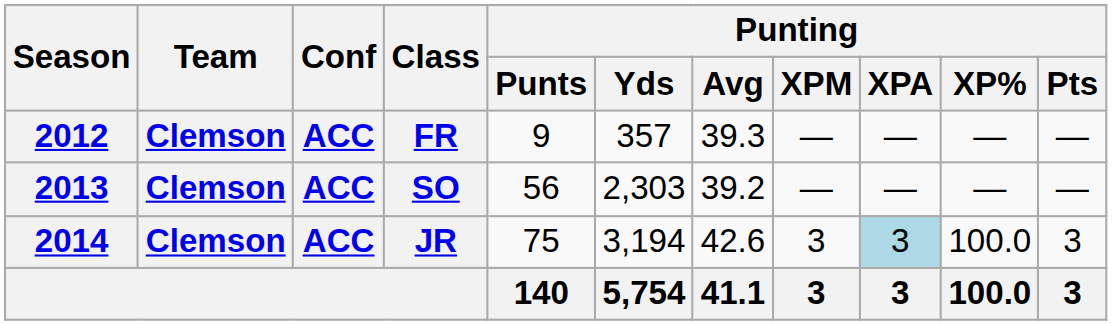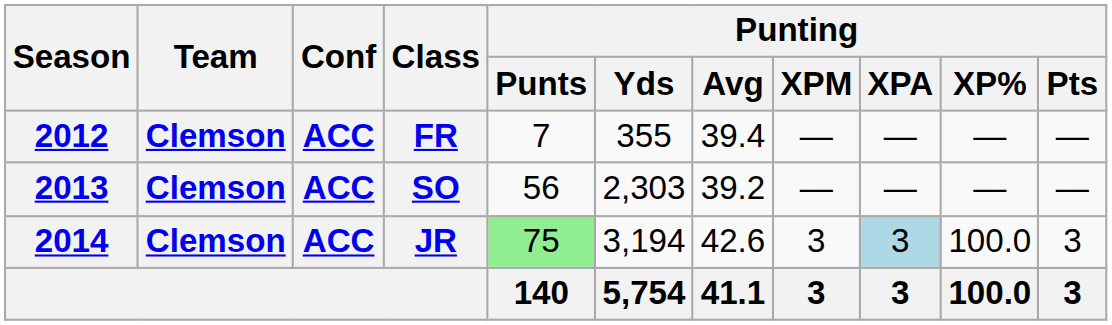(541, 135) 9 -> (541, 135) 7
(644, 135) 357 -> (644, 135) 355
(733, 135) 39.3 -> (733, 135) 39.4
(541, 240) no background -> (541, 240) lightgreen background
